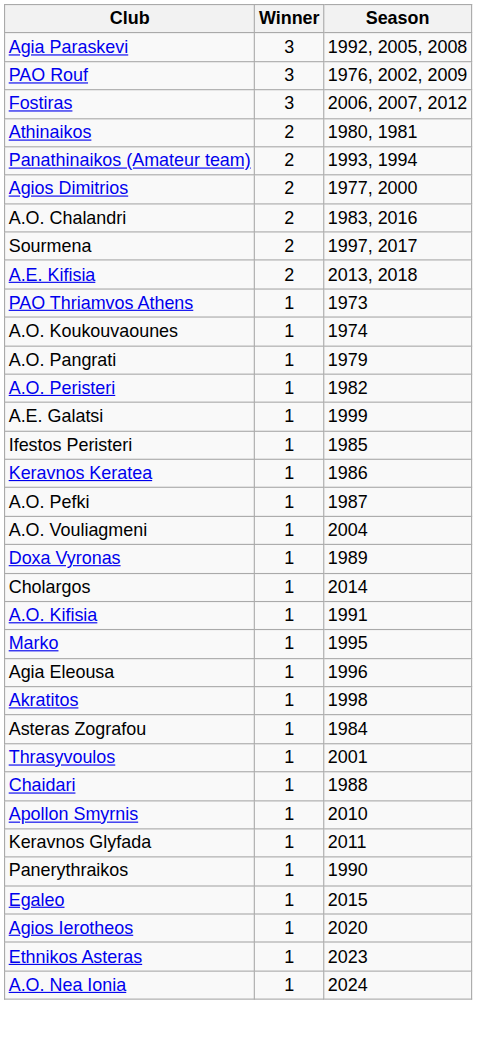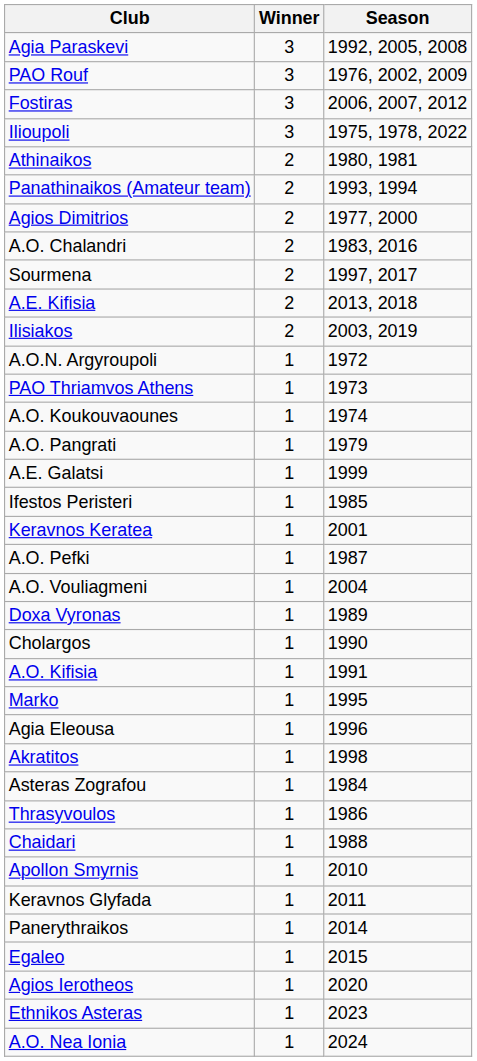+ row: (39, 132)
+ row: (41, 331)
+ row: (83, 359)
- row: (62, 388)
(348, 473) 1986 -> (348, 530) 2001
(348, 587) 2014 -> (348, 643) 1990
(348, 757) 2001 -> (348, 814) 1986
(348, 871) 1990 -> (348, 928) 2014
